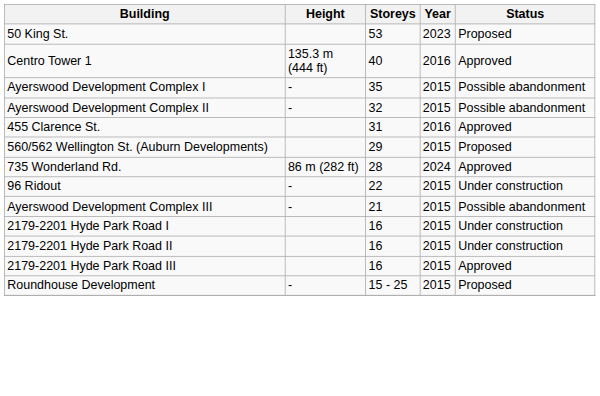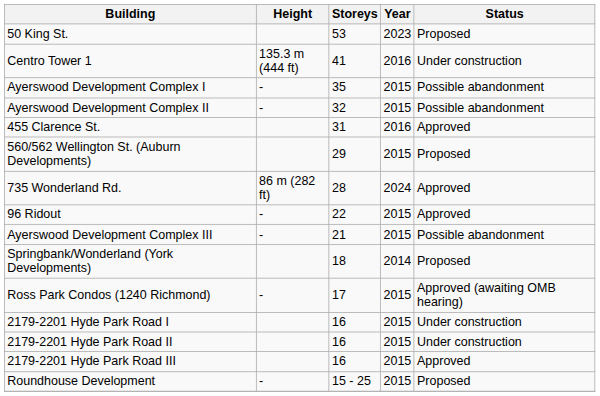(375, 61) 40 -> (339, 61) 41
(485, 61) Approved -> (469, 61) Under construction
(511, 186) Under construction -> (444, 214) Approved
+ row: (90, 261)
+ row: (109, 295)
